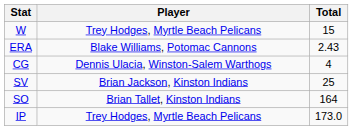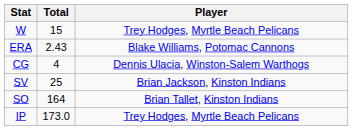columns swapped: (173, 13) <-> (329, 13)
